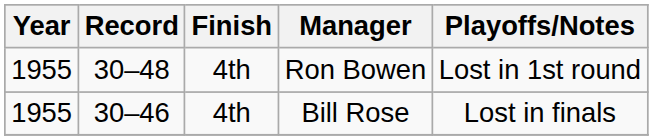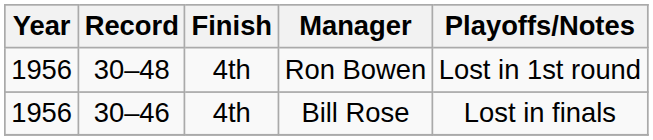(42, 69) 1955 -> (42, 69) 1956
(42, 112) 1955 -> (42, 112) 1956
